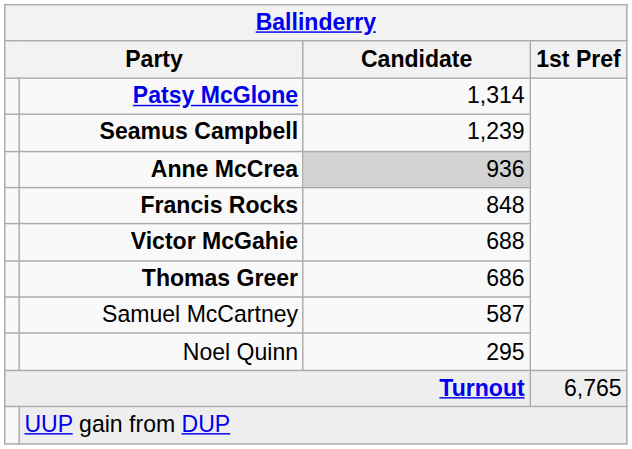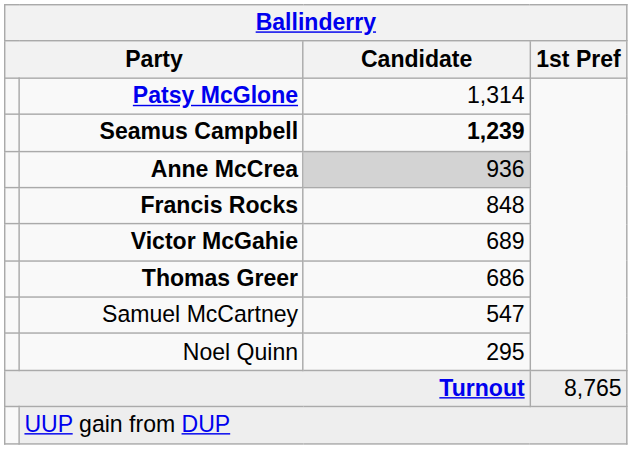(496, 132) normal -> (496, 132) bold
(505, 242) 688 -> (505, 242) 689
(505, 315) 587 -> (505, 315) 547
(593, 388) 6,765 -> (593, 388) 8,765
